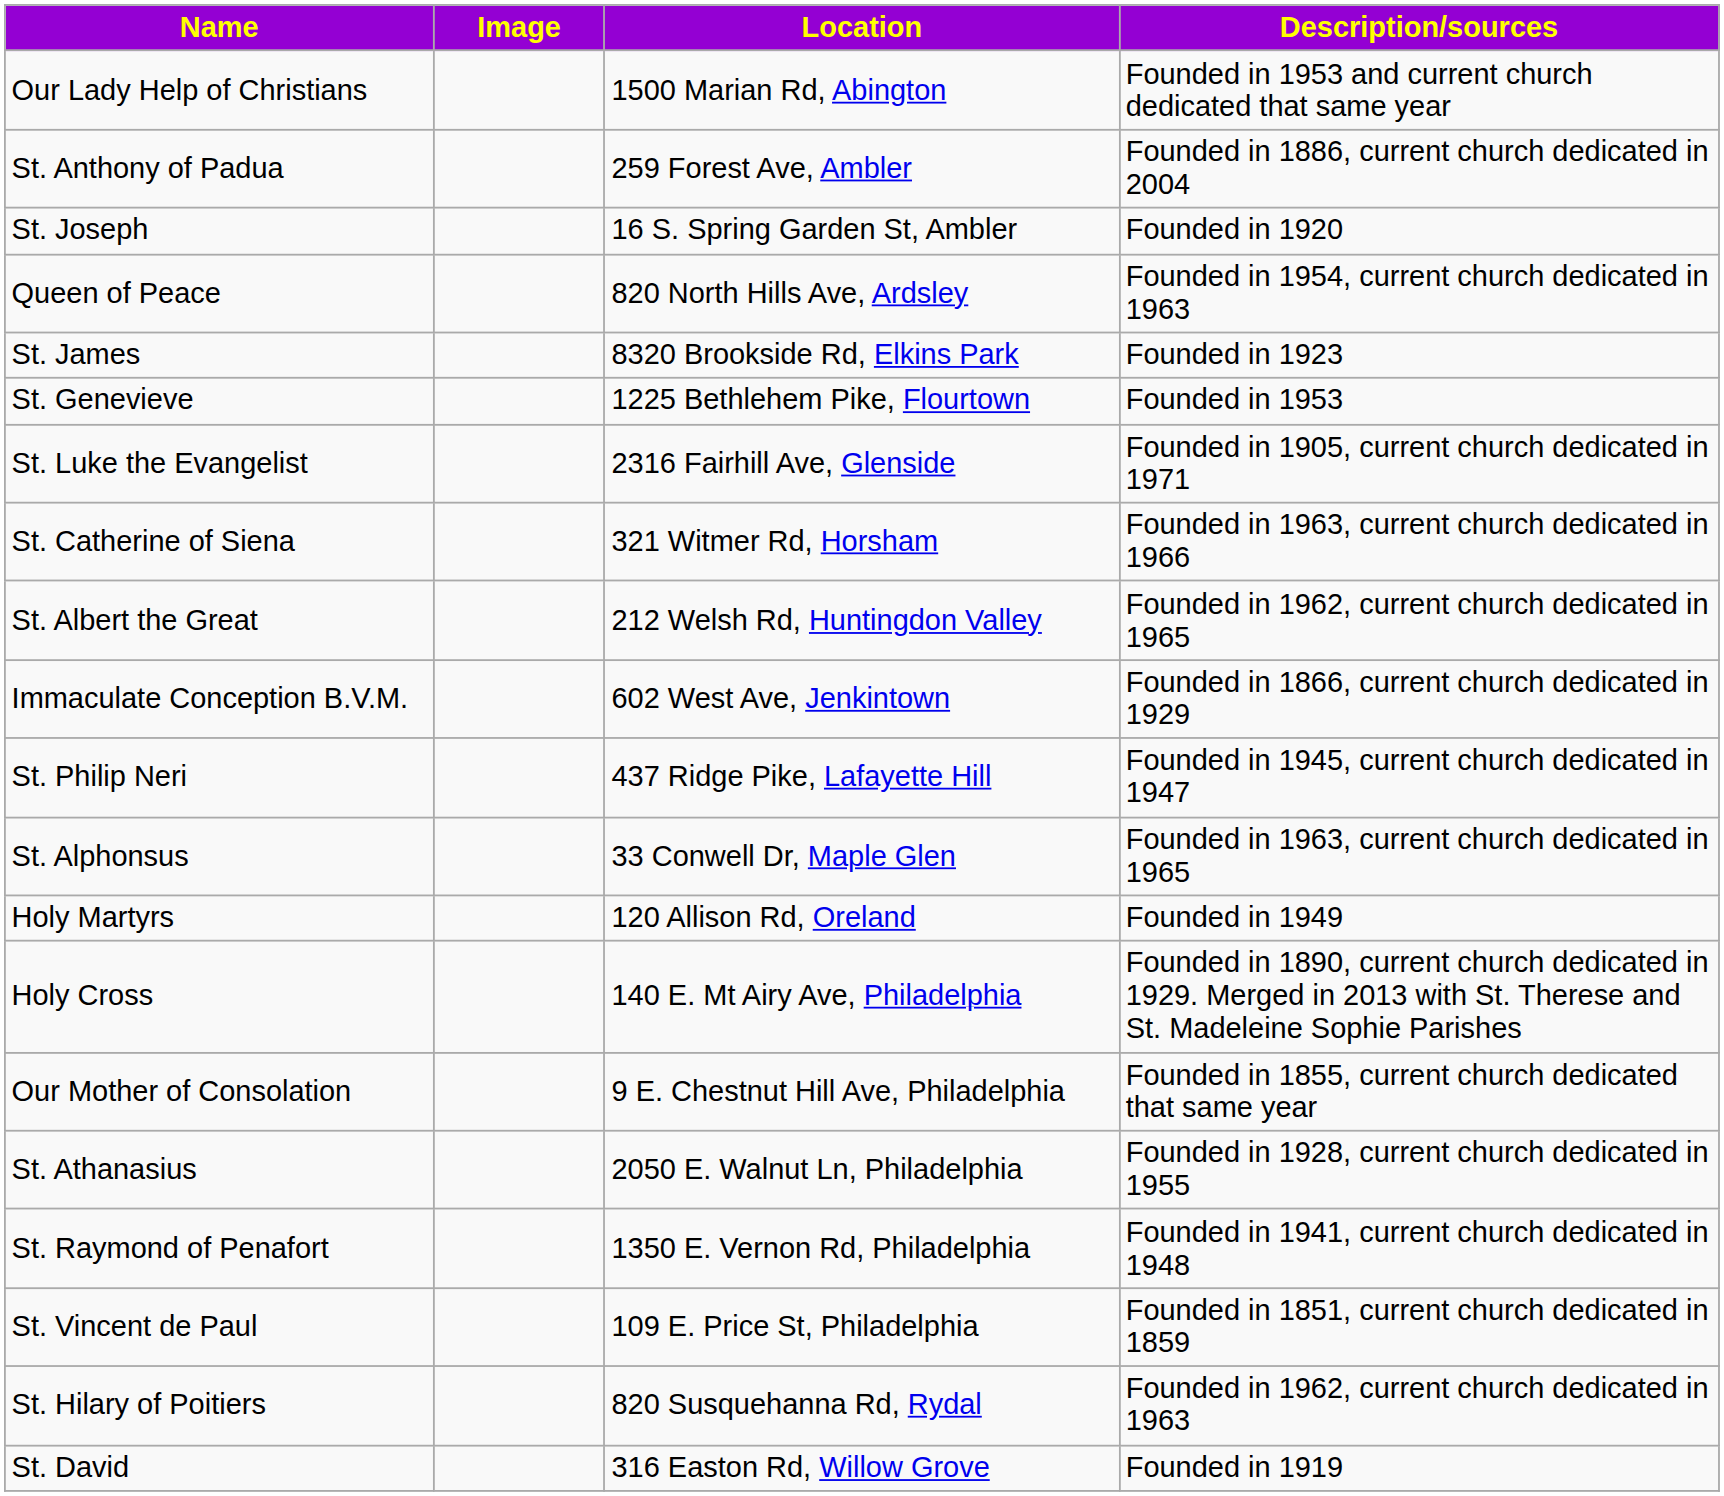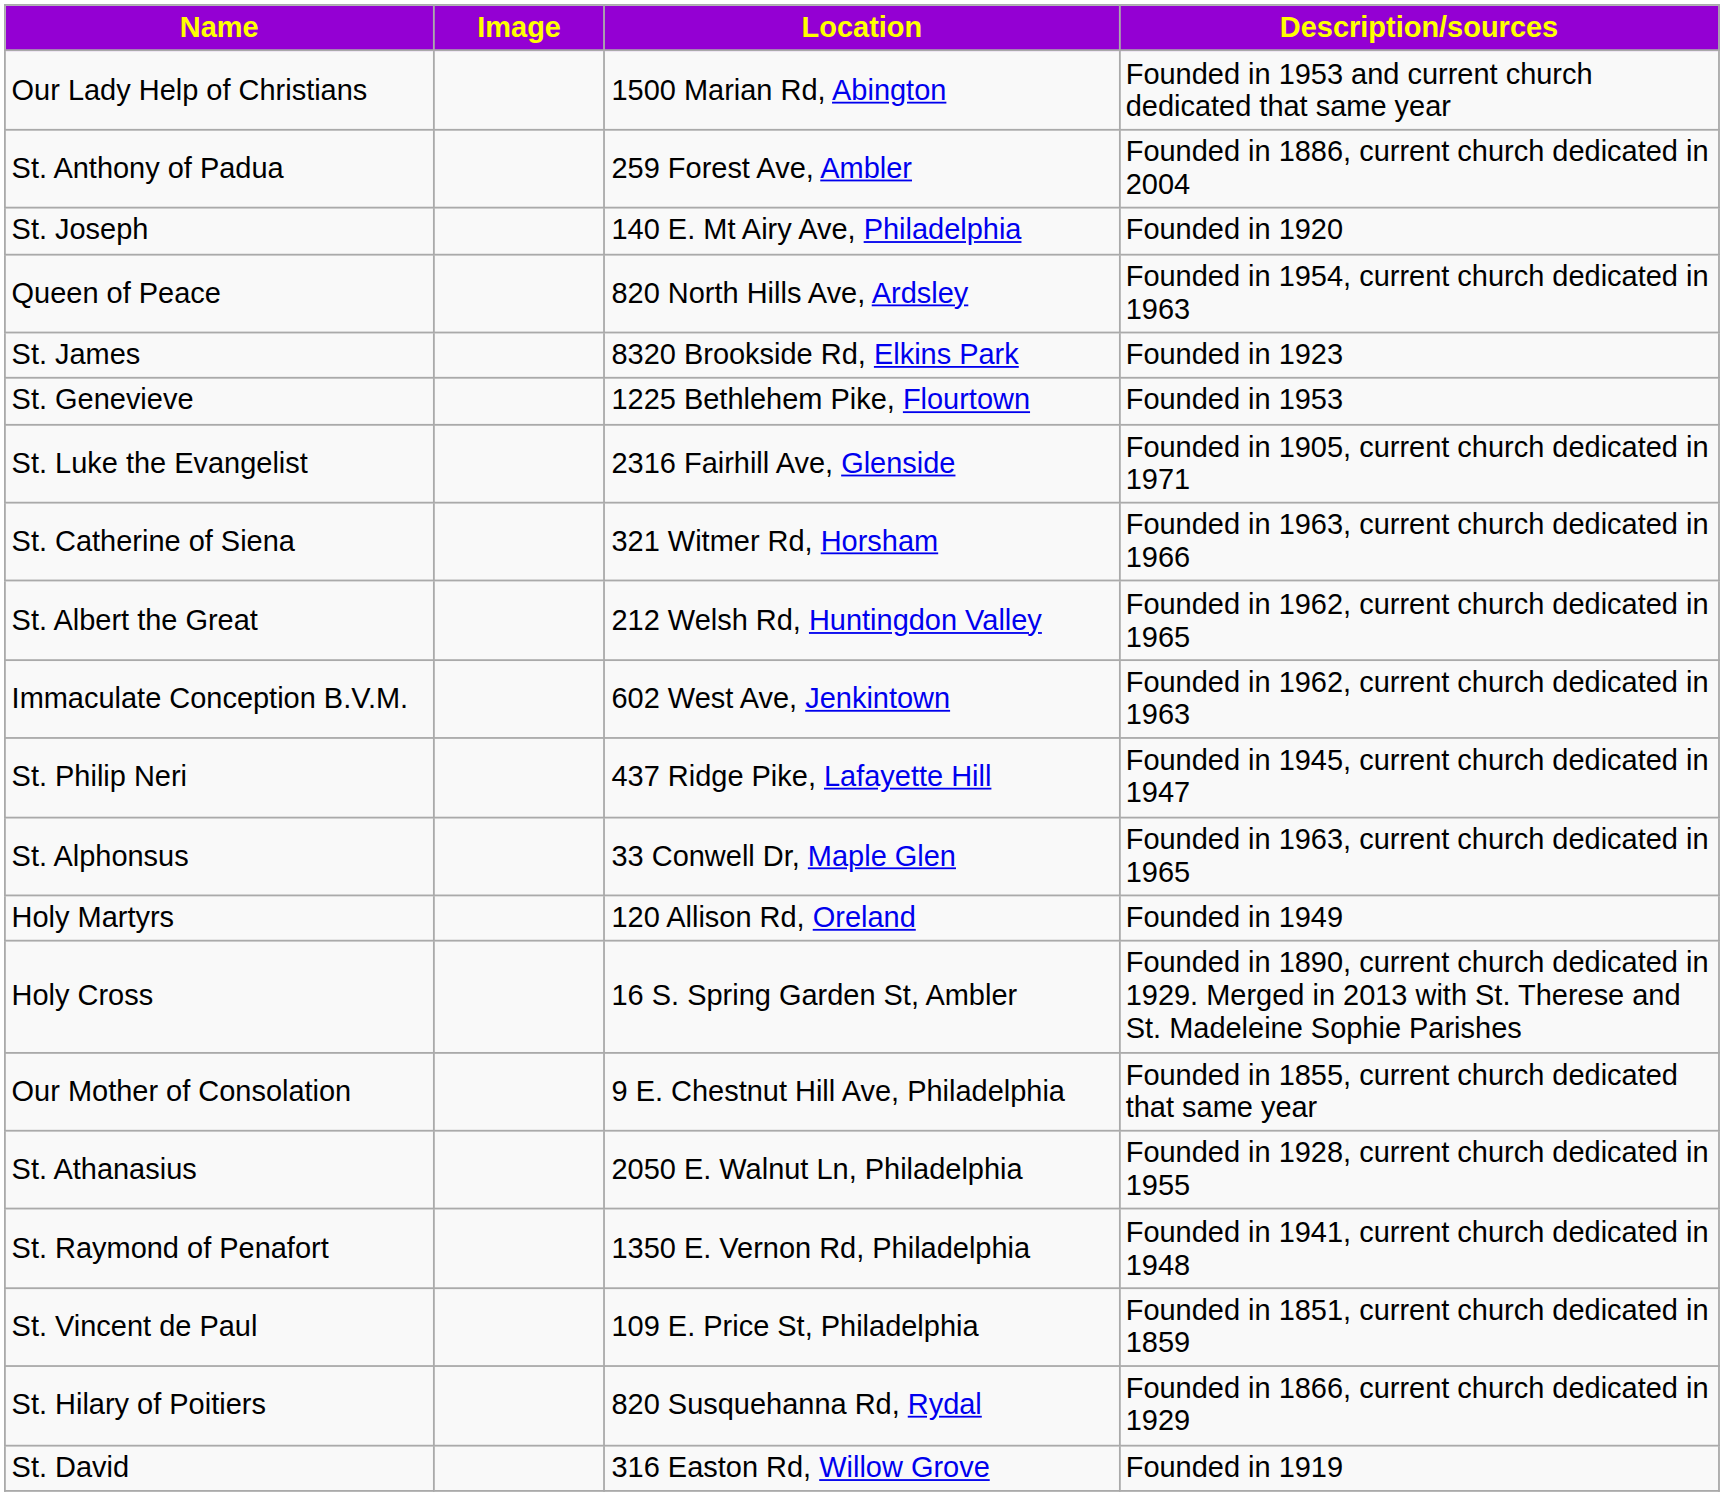(814, 230) 16 S. Spring Garden St, Ambler -> (816, 230) 140 E. Mt Airy Ave, Philadelphia
(1417, 698) Founded in 1866, current church dedicated in 1929 -> (1417, 698) Founded in 1962, current church dedicated in 1963
(816, 996) 140 E. Mt Airy Ave, Philadelphia -> (814, 996) 16 S. Spring Garden St, Ambler
(1417, 1405) Founded in 1962, current church dedicated in 1963 -> (1417, 1405) Founded in 1866, current church dedicated in 1929
